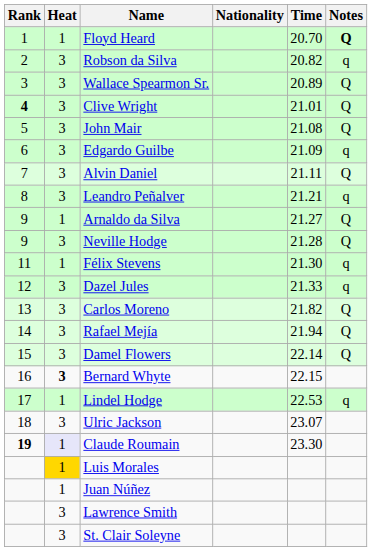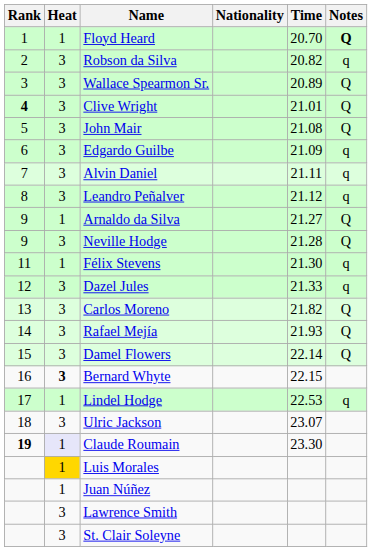(346, 173) Q -> (346, 173) q
(306, 196) 21.21 -> (306, 196) 21.12
(306, 331) 21.94 -> (306, 331) 21.93
